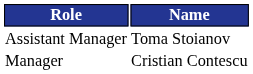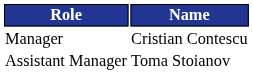rows swapped: (34, 61) <-> (66, 38)
